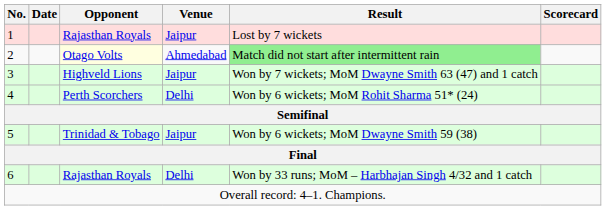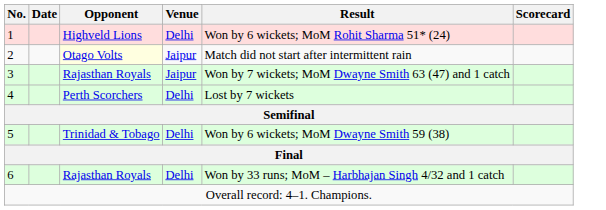(107, 34) Rajasthan Royals -> (102, 34) Highveld Lions
(181, 34) Jaipur -> (179, 34) Delhi
(277, 34) Lost by 7 wickets -> (327, 34) Won by 6 wickets; MoM Rohit Sharma 51* (24)
(196, 54) Ahmedabad -> (181, 54) Jaipur
(336, 54) lightgreen background -> (308, 54) no background
(102, 74) Highveld Lions -> (107, 74) Rajasthan Royals
(355, 94) Won by 6 wickets; MoM Rohit Sharma 51* (24) -> (249, 94) Lost by 7 wickets
(181, 134) Jaipur -> (179, 134) Delhi
